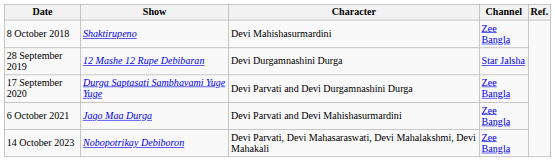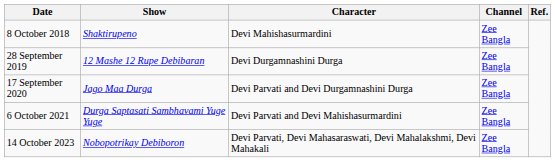(503, 61) Star Jalsha -> (496, 61) Zee Bangla
(154, 88) Durga Saptasati Sambhavami Yuge Yuge -> (117, 88) Jago Maa Durga
(117, 116) Jago Maa Durga -> (154, 116) Durga Saptasati Sambhavami Yuge Yuge
